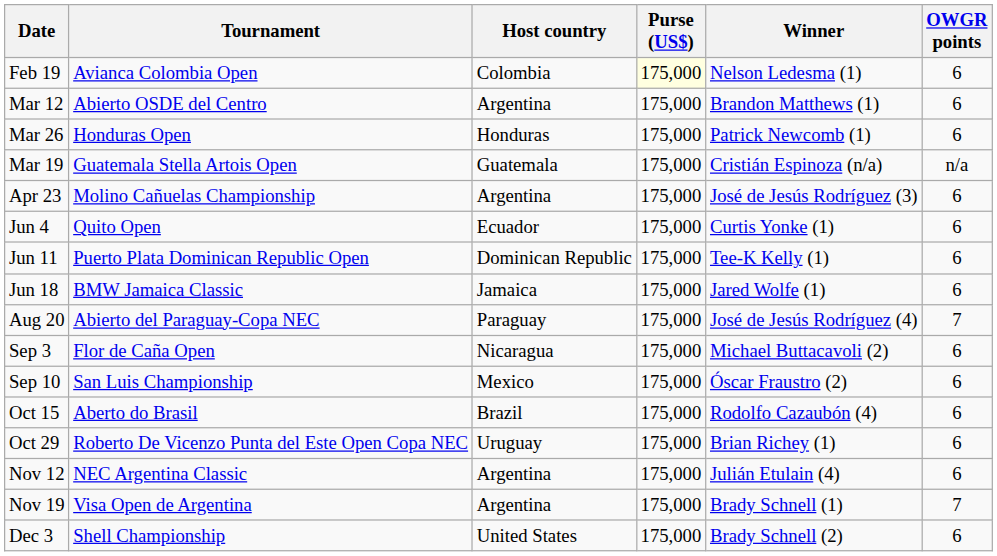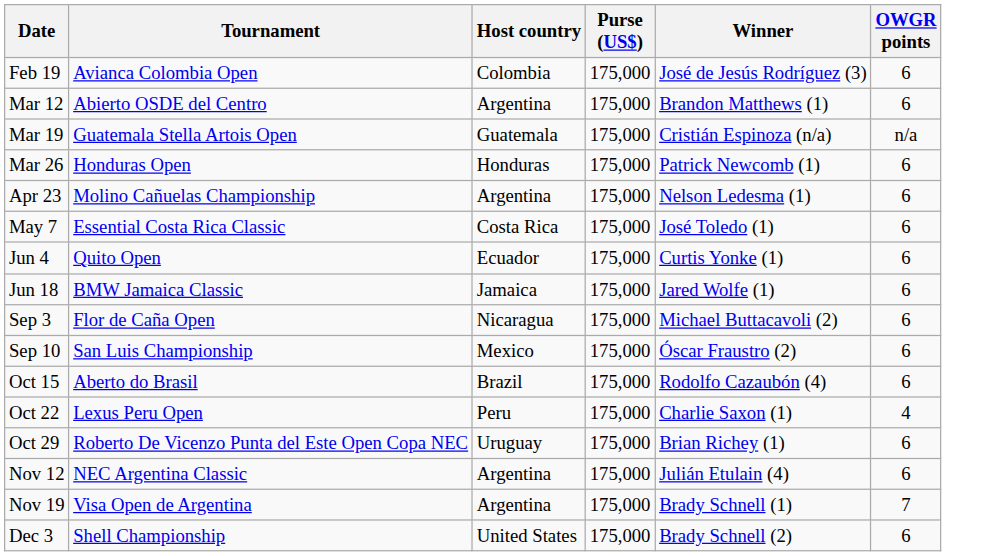(671, 73) lightyellow background -> (620, 73) no background
(786, 73) Nelson Ledesma (1) -> (763, 73) José de Jesús Rodríguez (3)
rows swapped: (36, 165) <-> (36, 134)
(814, 196) José de Jesús Rodríguez (3) -> (735, 196) Nelson Ledesma (1)
+ row: (33, 227)
- row: (33, 258)
- row: (37, 319)
+ row: (34, 412)
